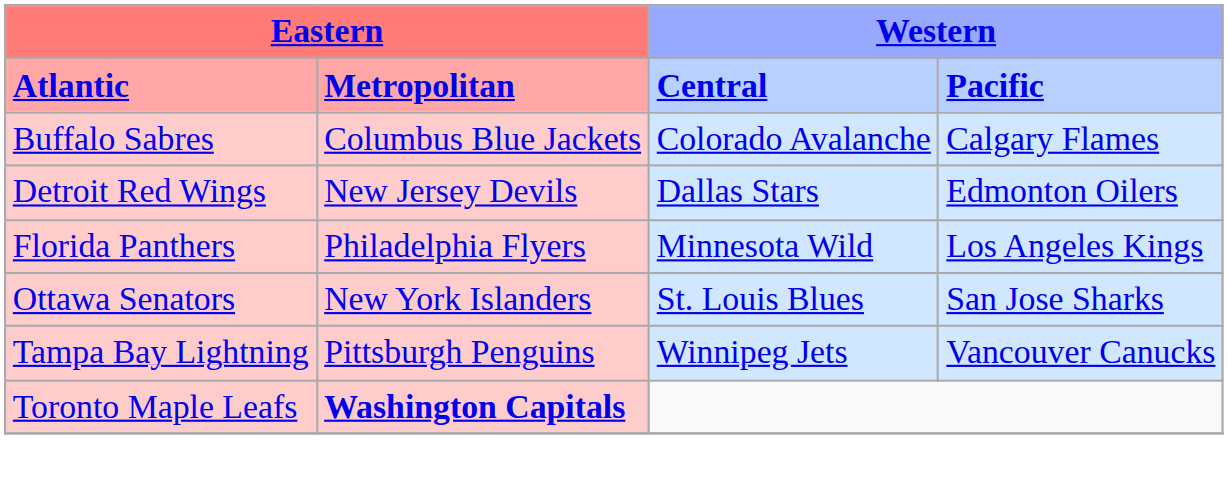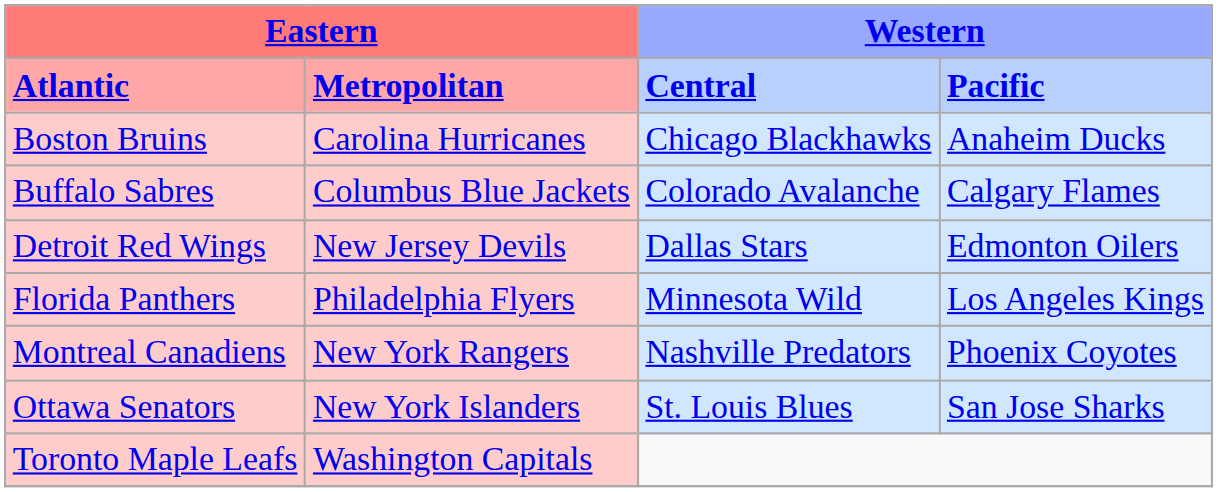+ row: (110, 138)
+ row: (149, 352)
- row: (161, 352)
(475, 406) bold -> (453, 459) normal
